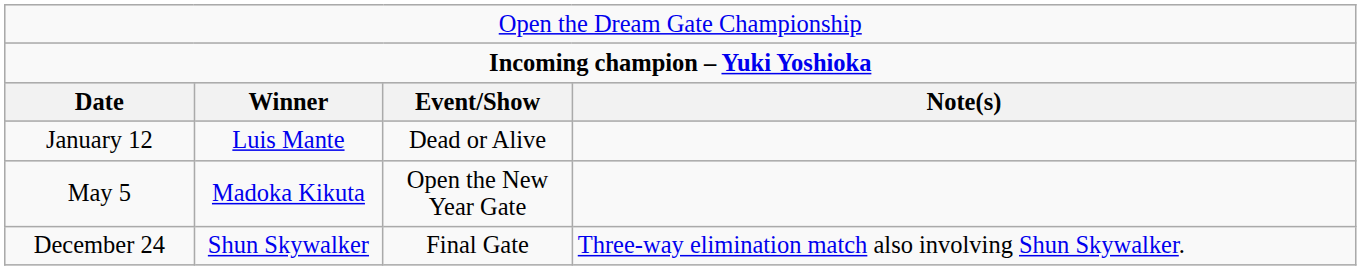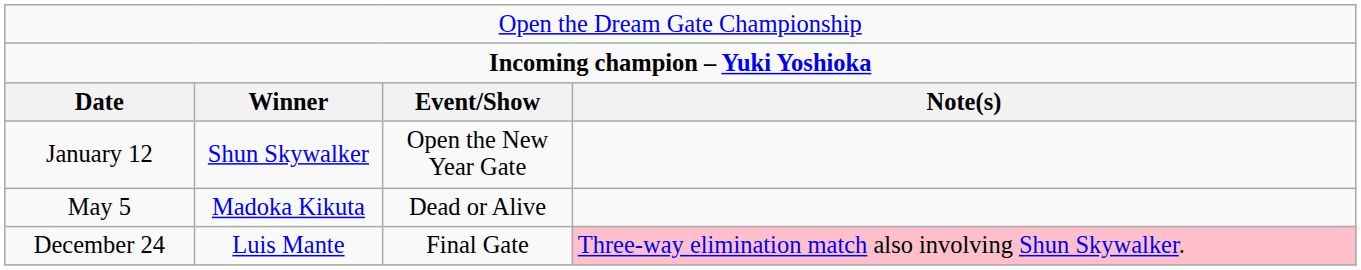(288, 140) Luis Mante -> (288, 154) Shun Skywalker
(478, 140) Dead or Alive -> (478, 154) Open the New Year Gate
(478, 192) Open the New Year Gate -> (478, 206) Dead or Alive
(288, 245) Shun Skywalker -> (288, 245) Luis Mante
(881, 245) no background -> (881, 245) pink background
